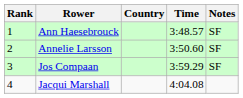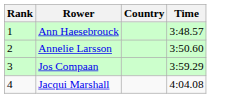- column: (222, 13)
